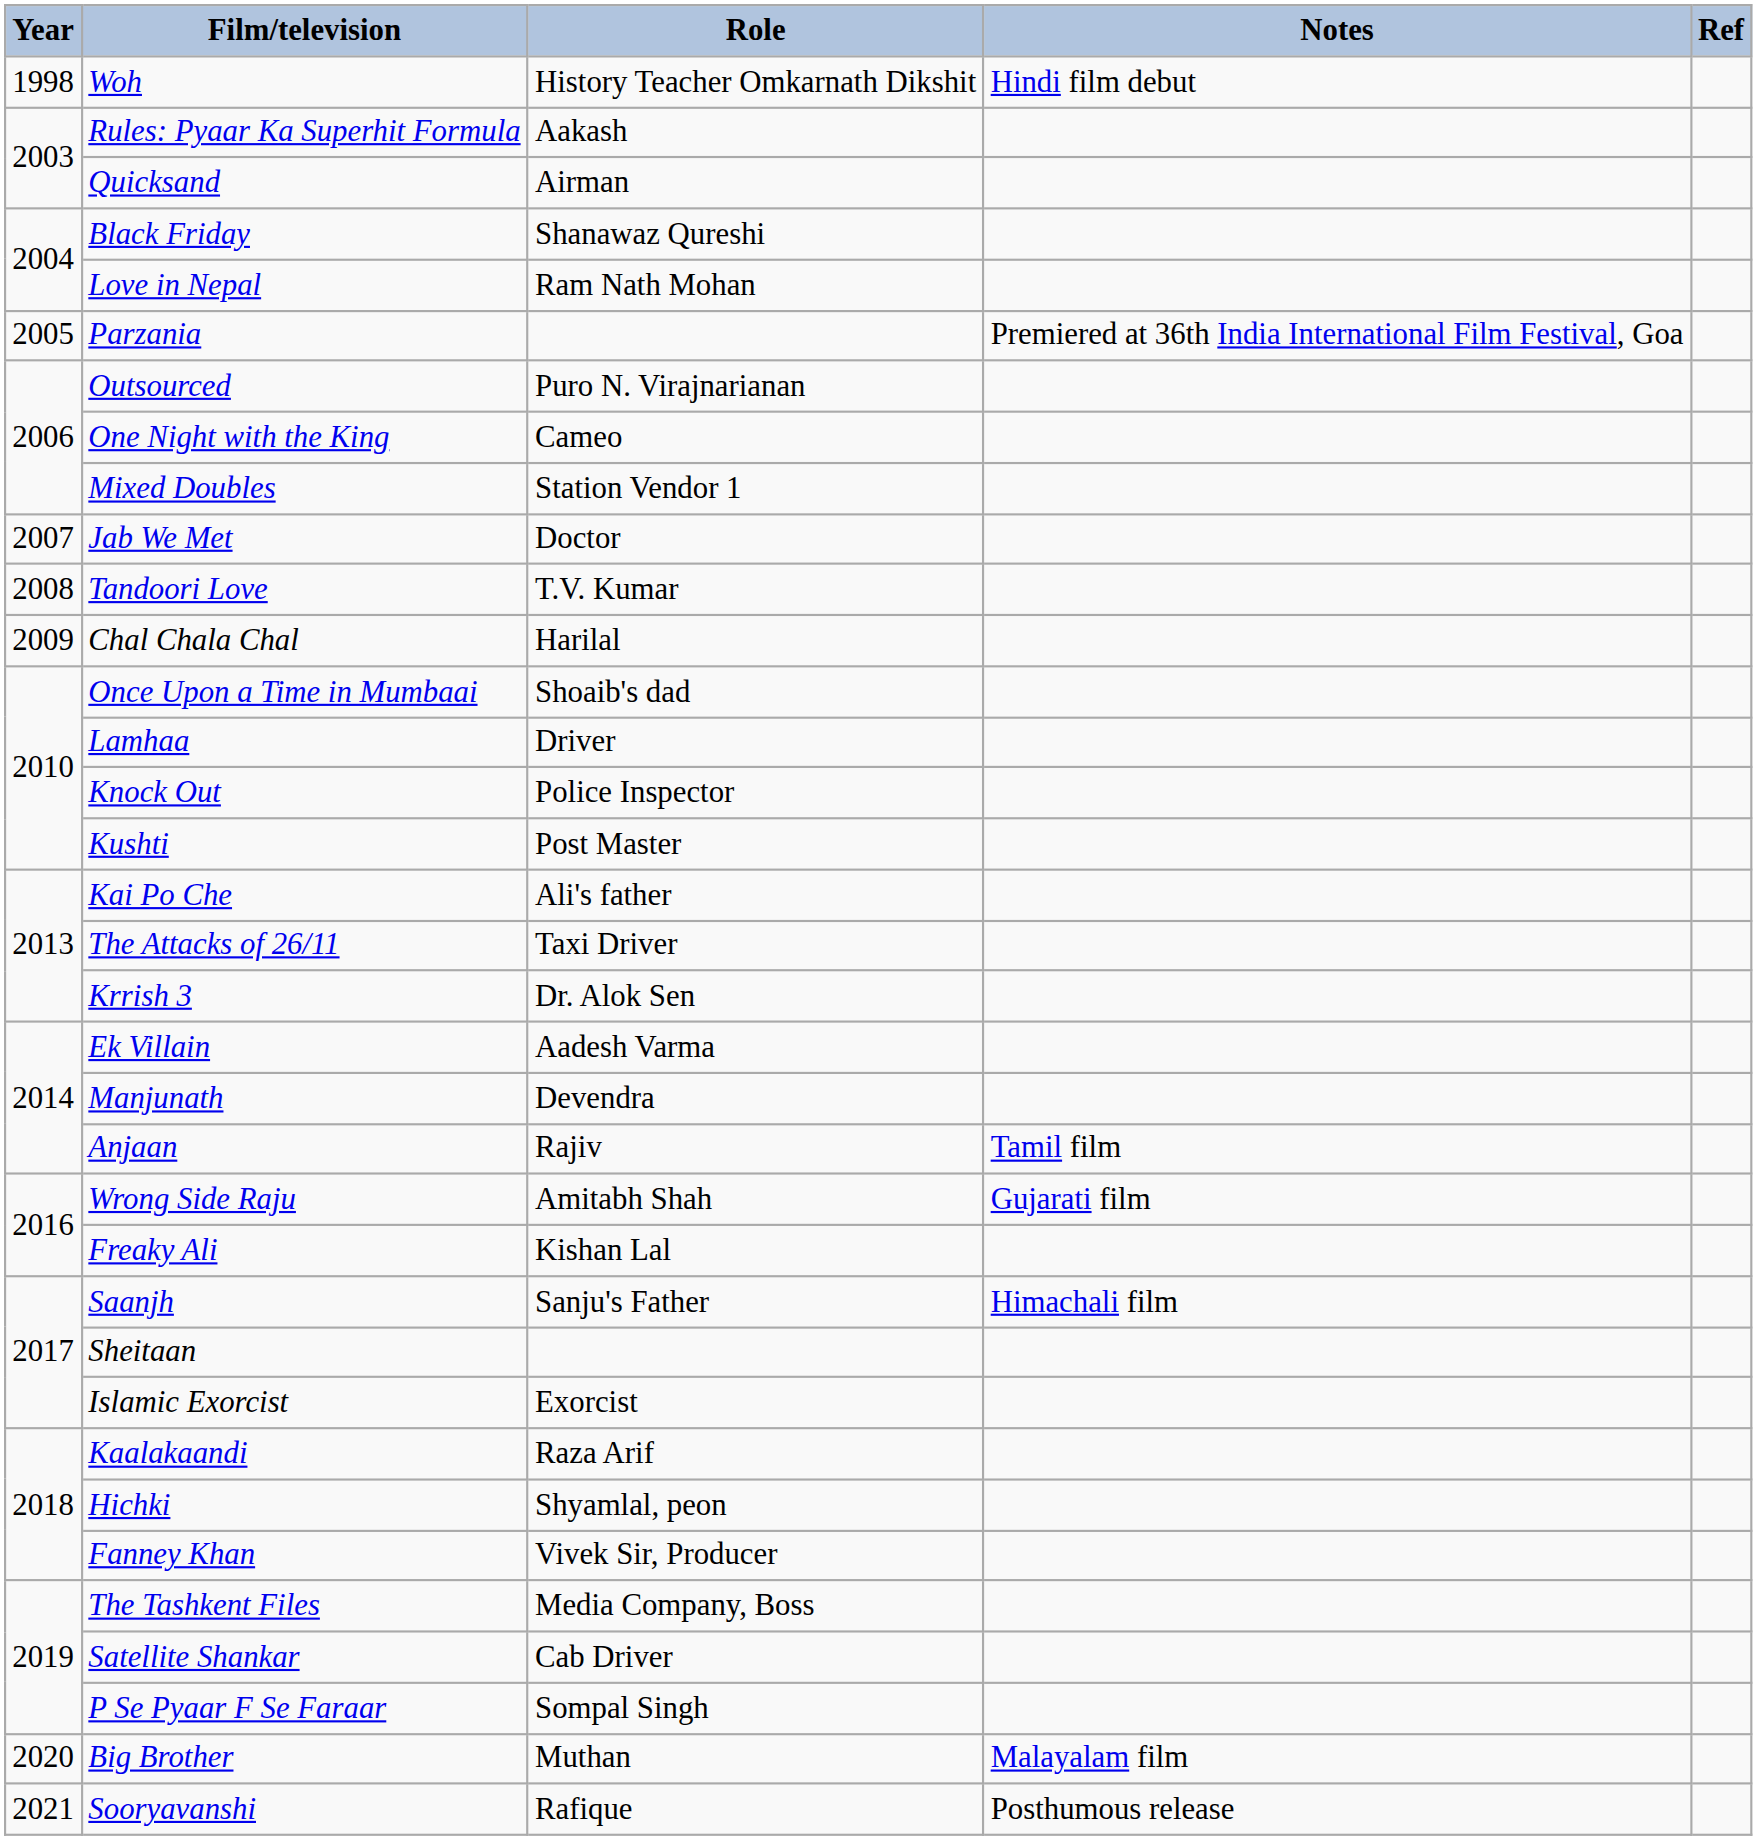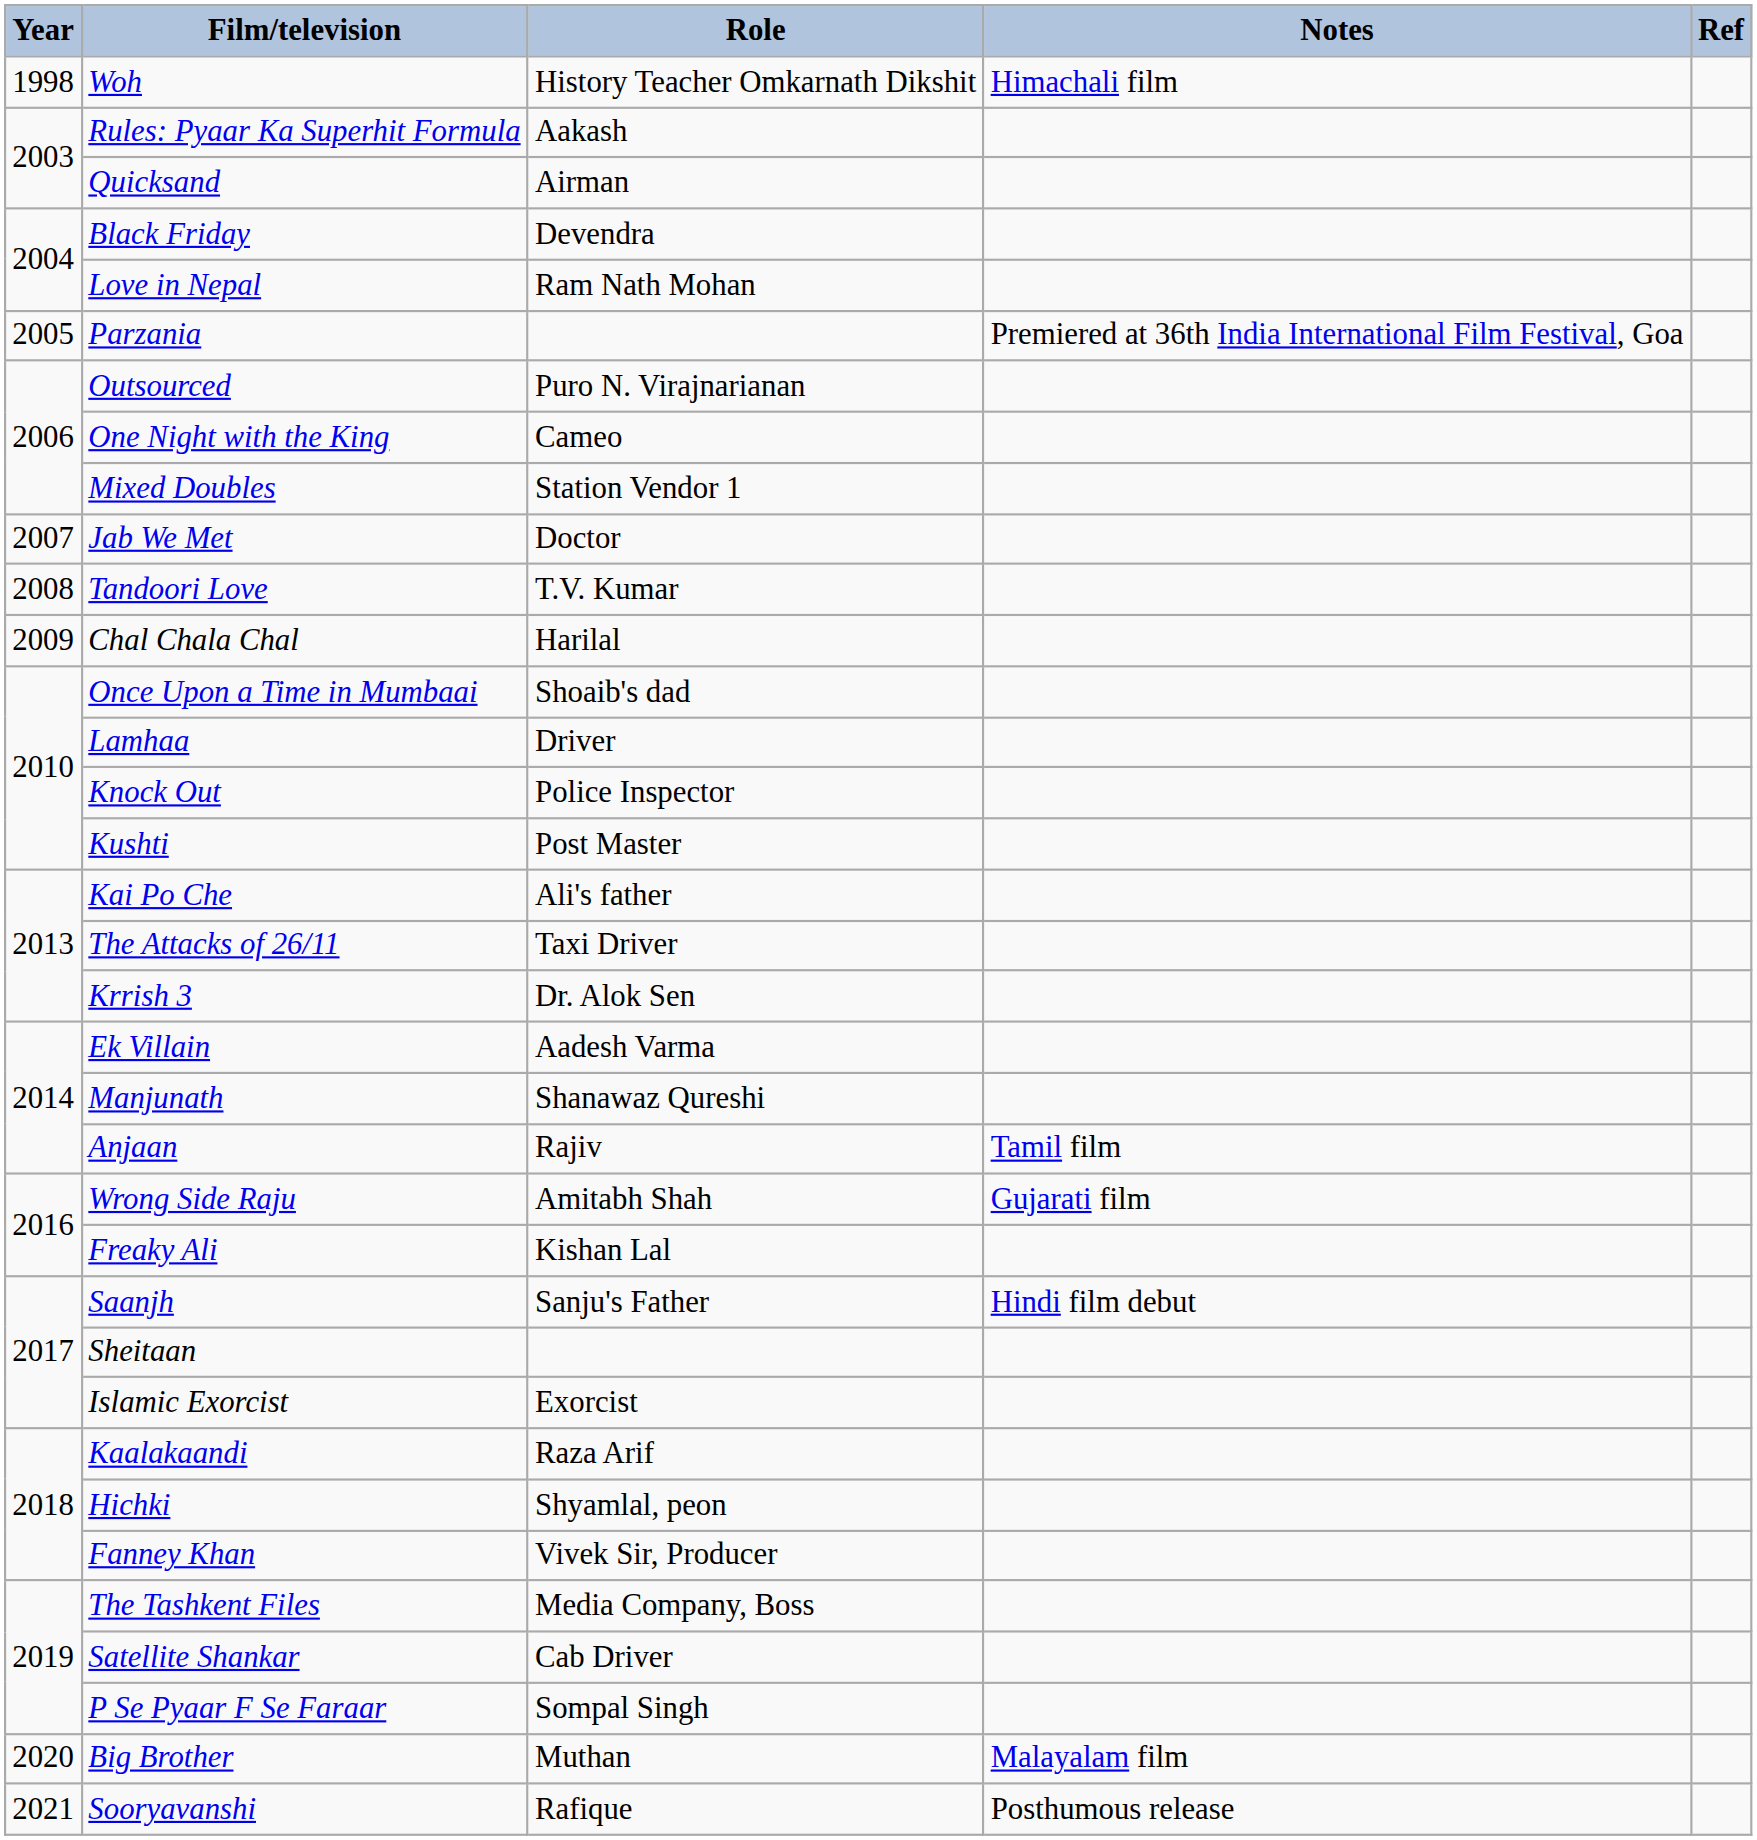(1093, 81) Hindi film debut -> (1084, 81) Himachali film
(650, 233) Shanawaz Qureshi -> (595, 233) Devendra
(595, 1097) Devendra -> (650, 1097) Shanawaz Qureshi
(1084, 1300) Himachali film -> (1093, 1300) Hindi film debut
